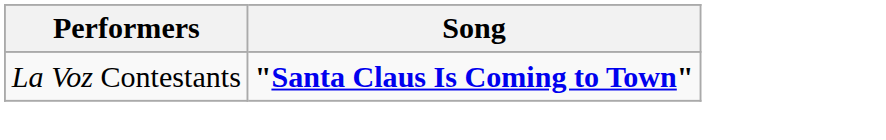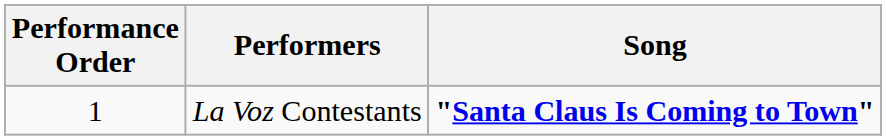+ column: (95, 45)
